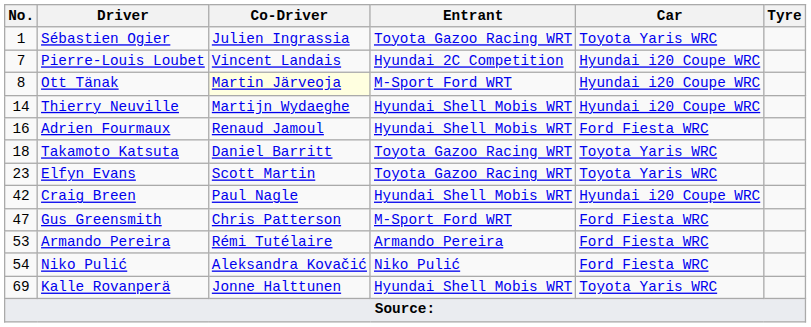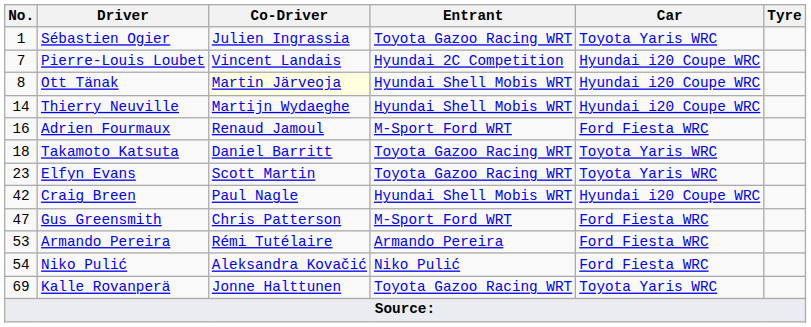(443, 84) M-Sport Ford WRT -> (473, 84) Hyundai Shell Mobis WRT
(473, 129) Hyundai Shell Mobis WRT -> (443, 129) M-Sport Ford WRT
(473, 288) Hyundai Shell Mobis WRT -> (473, 288) Toyota Gazoo Racing WRT
